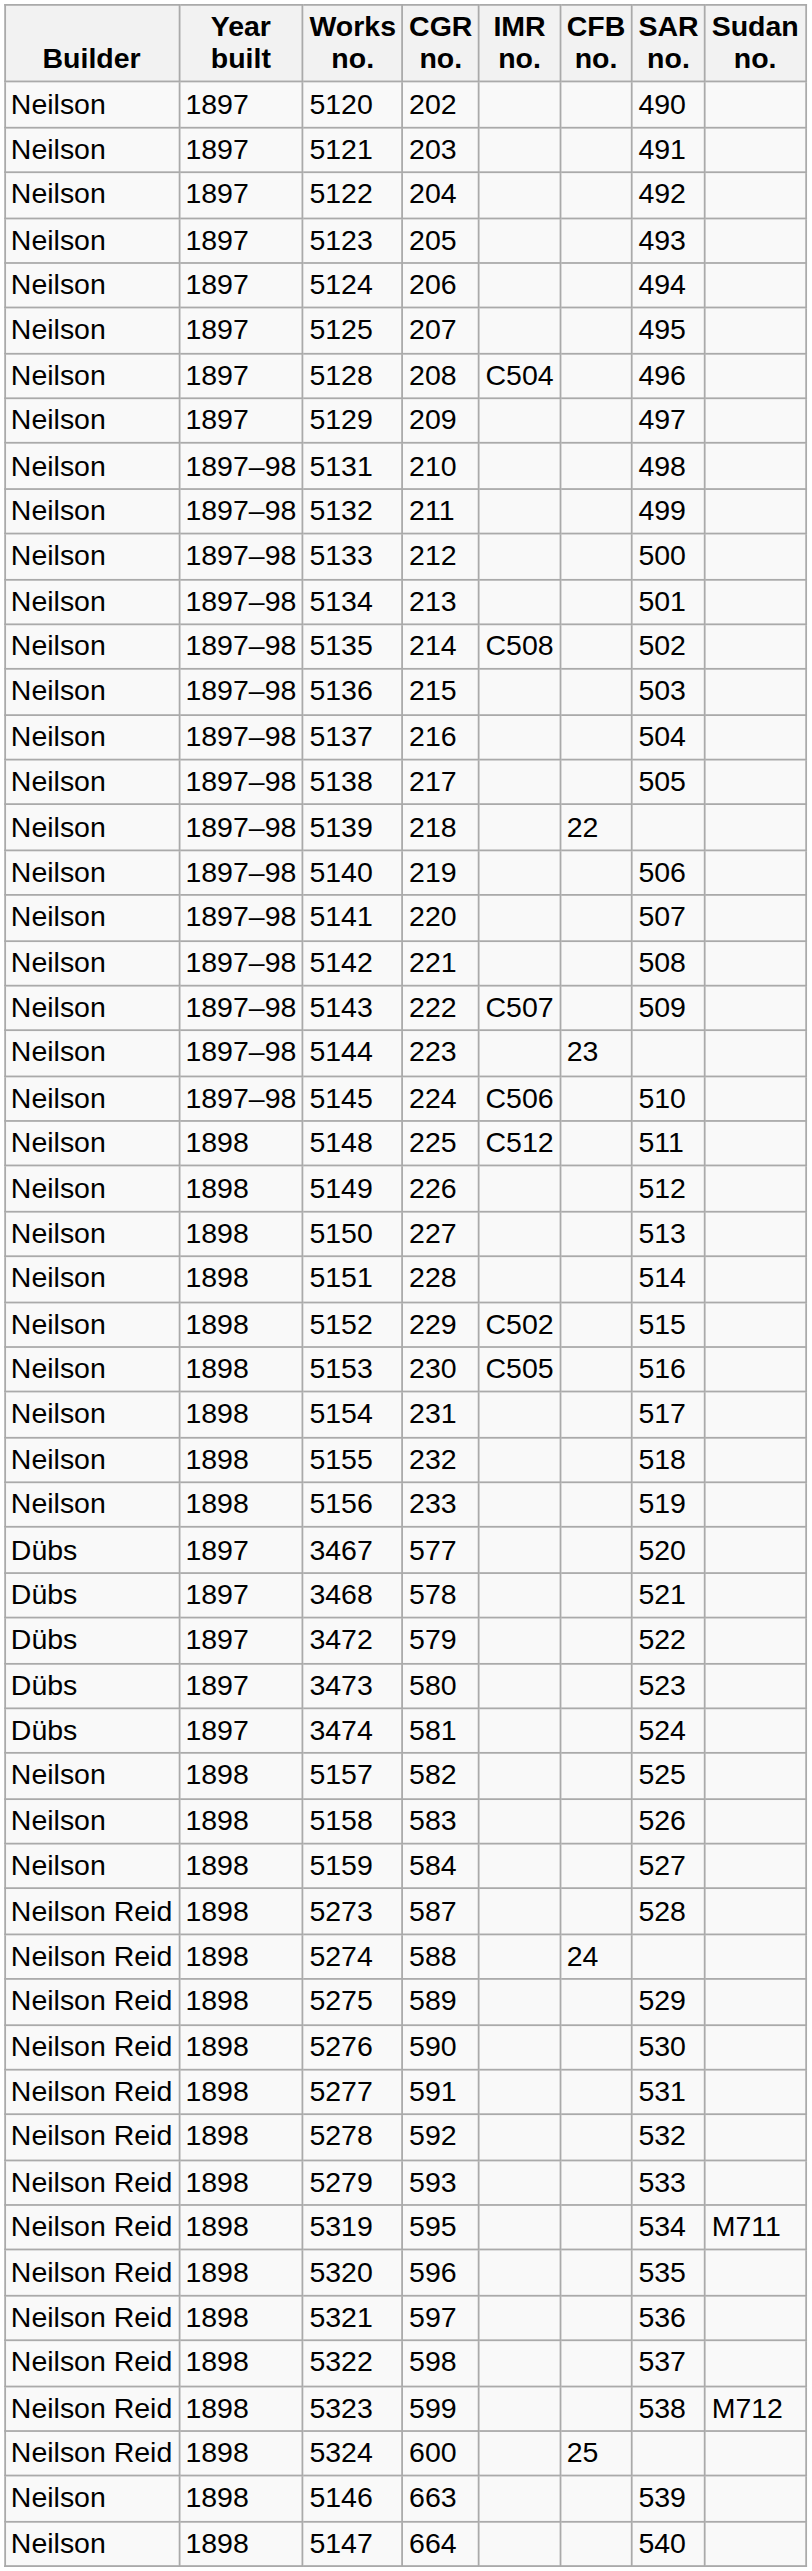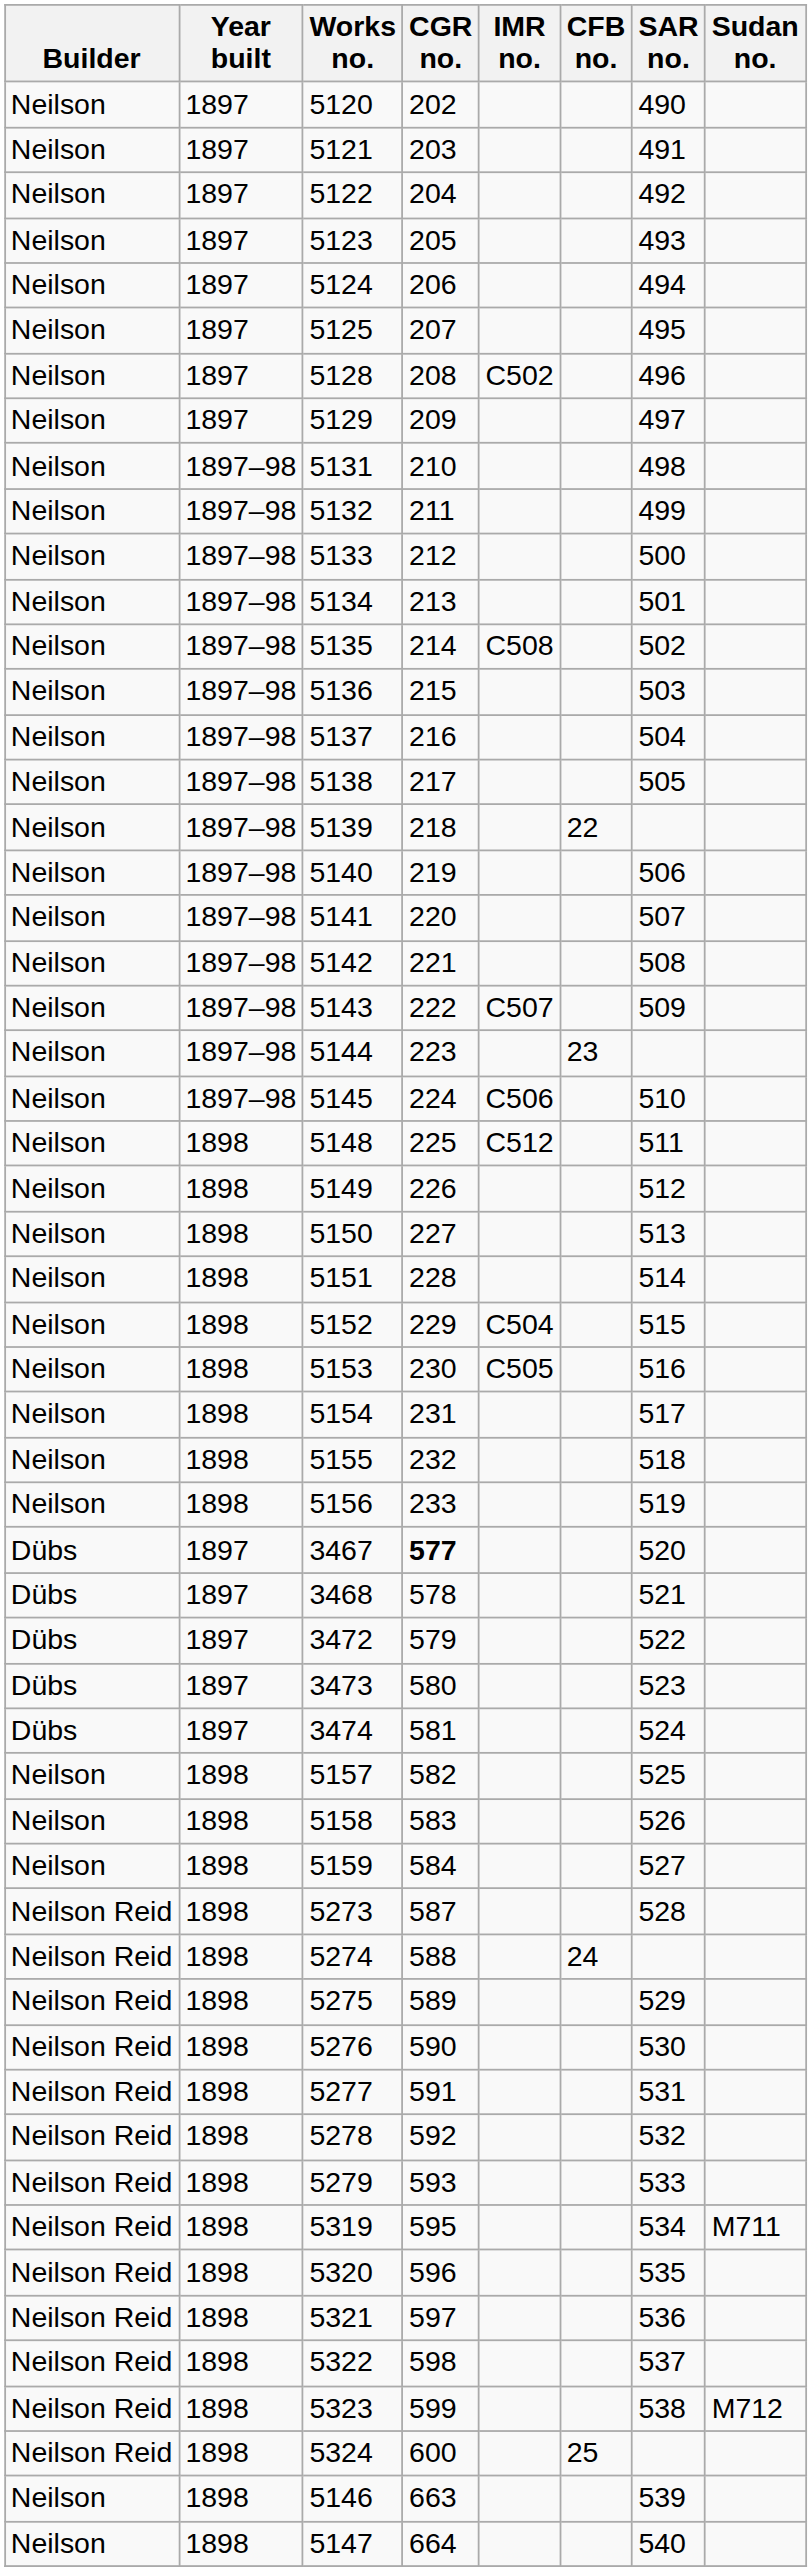(520, 375) C504 -> (520, 375) C502
(520, 1323) C502 -> (520, 1323) C504
(433, 1549) normal -> (433, 1549) bold
